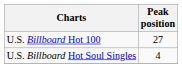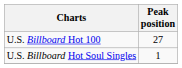(158, 55) 4 -> (158, 55) 1
